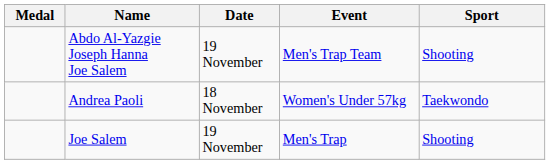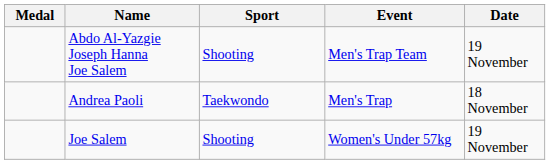columns swapped: (482, 15) <-> (239, 15)
(344, 101) Women's Under 57kg -> (360, 101) Men's Trap
(315, 139) Men's Trap -> (390, 139) Women's Under 57kg
